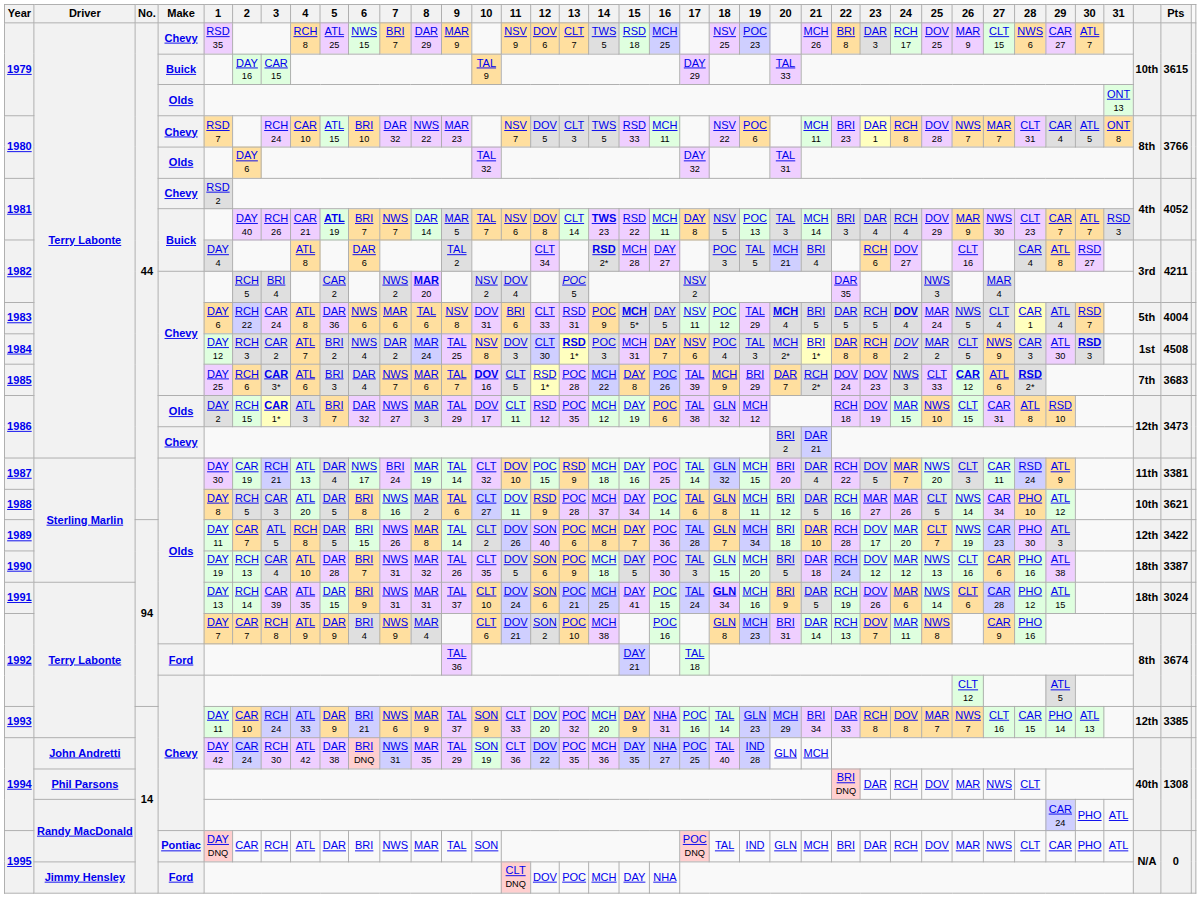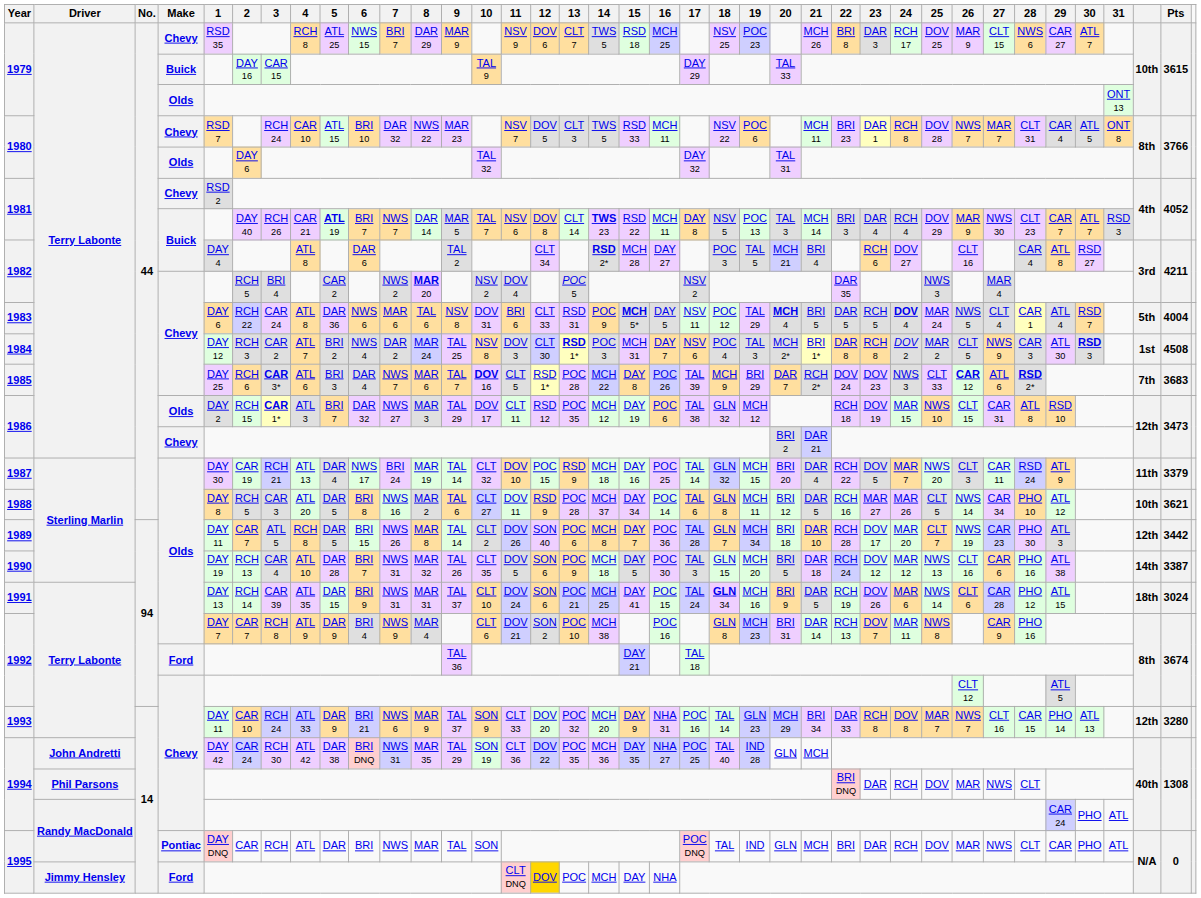(1176, 473) 3381 -> (1176, 473) 3379
(1176, 535) 3422 -> (1176, 535) 3442
(1147, 567) 18th -> (1147, 567) 14th
(1176, 722) 3385 -> (1176, 722) 3280
(545, 877) no background -> (545, 877) gold background
